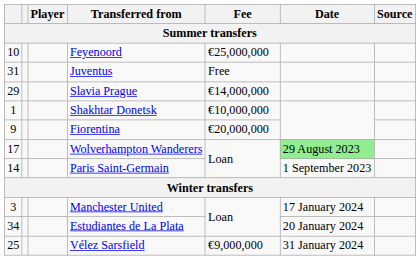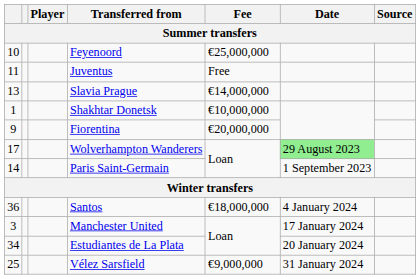(13, 71) 31 -> (13, 71) 11
(13, 91) 29 -> (13, 91) 13
+ row: (86, 206)
